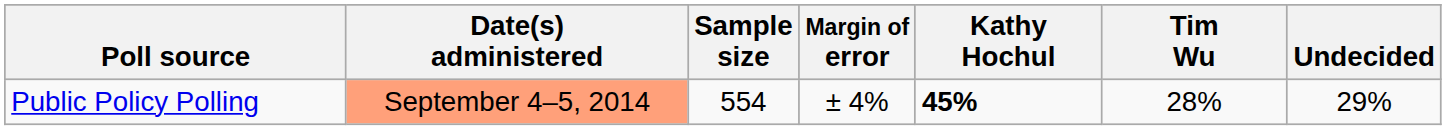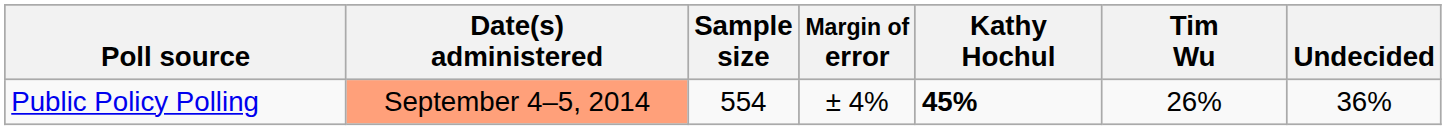(1194, 101) 28% -> (1194, 101) 26%
(1364, 101) 29% -> (1364, 101) 36%
